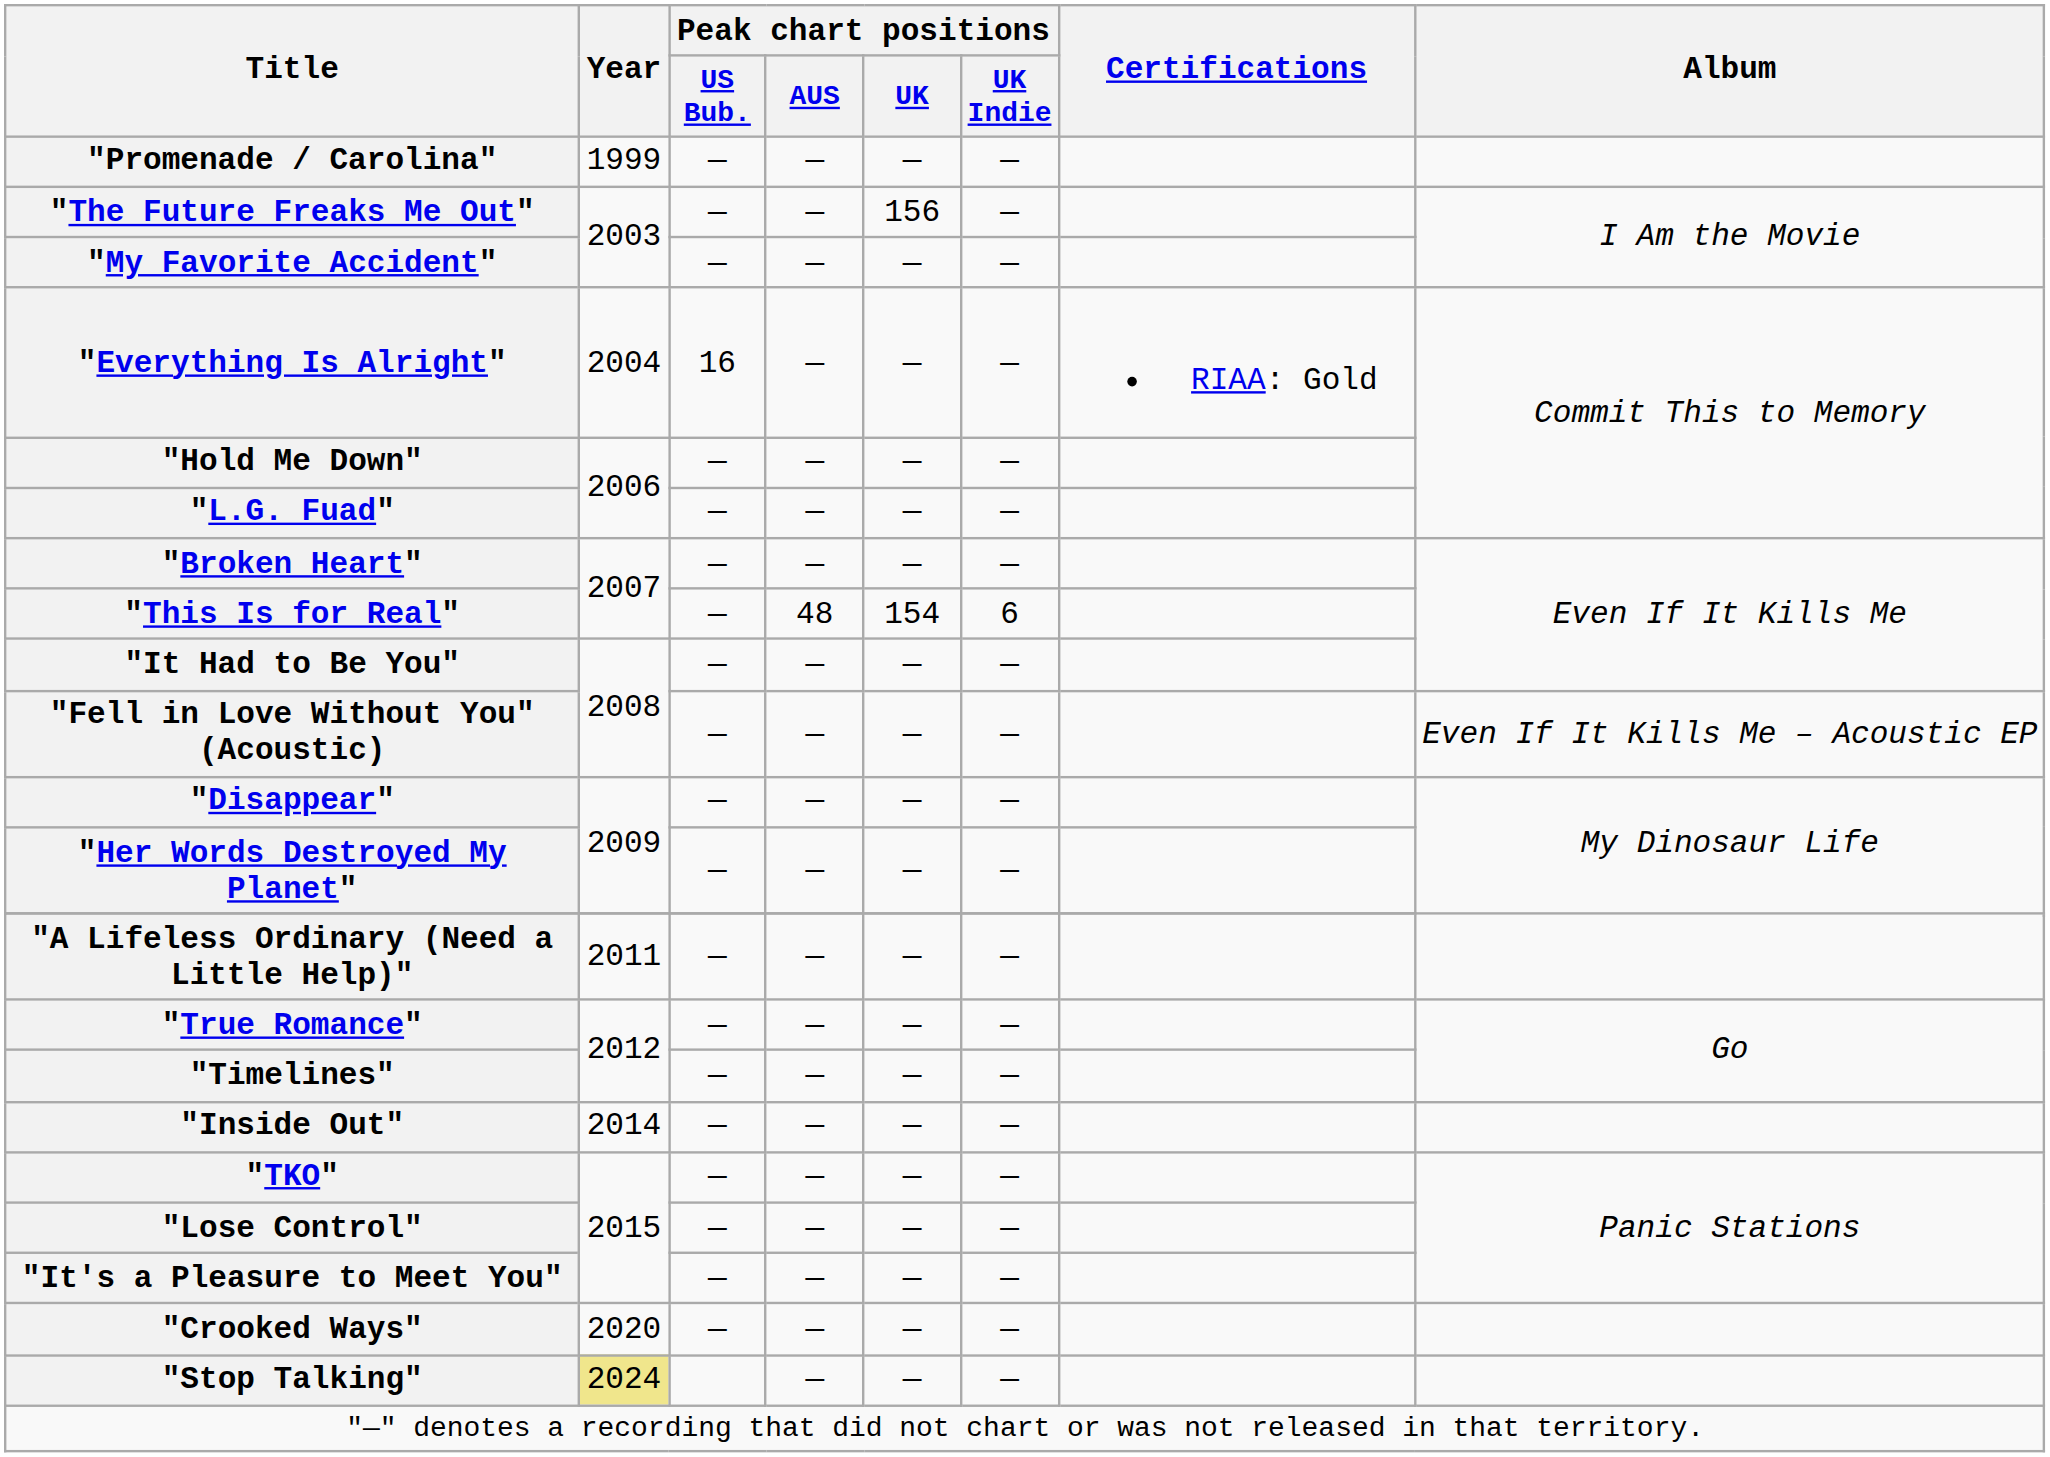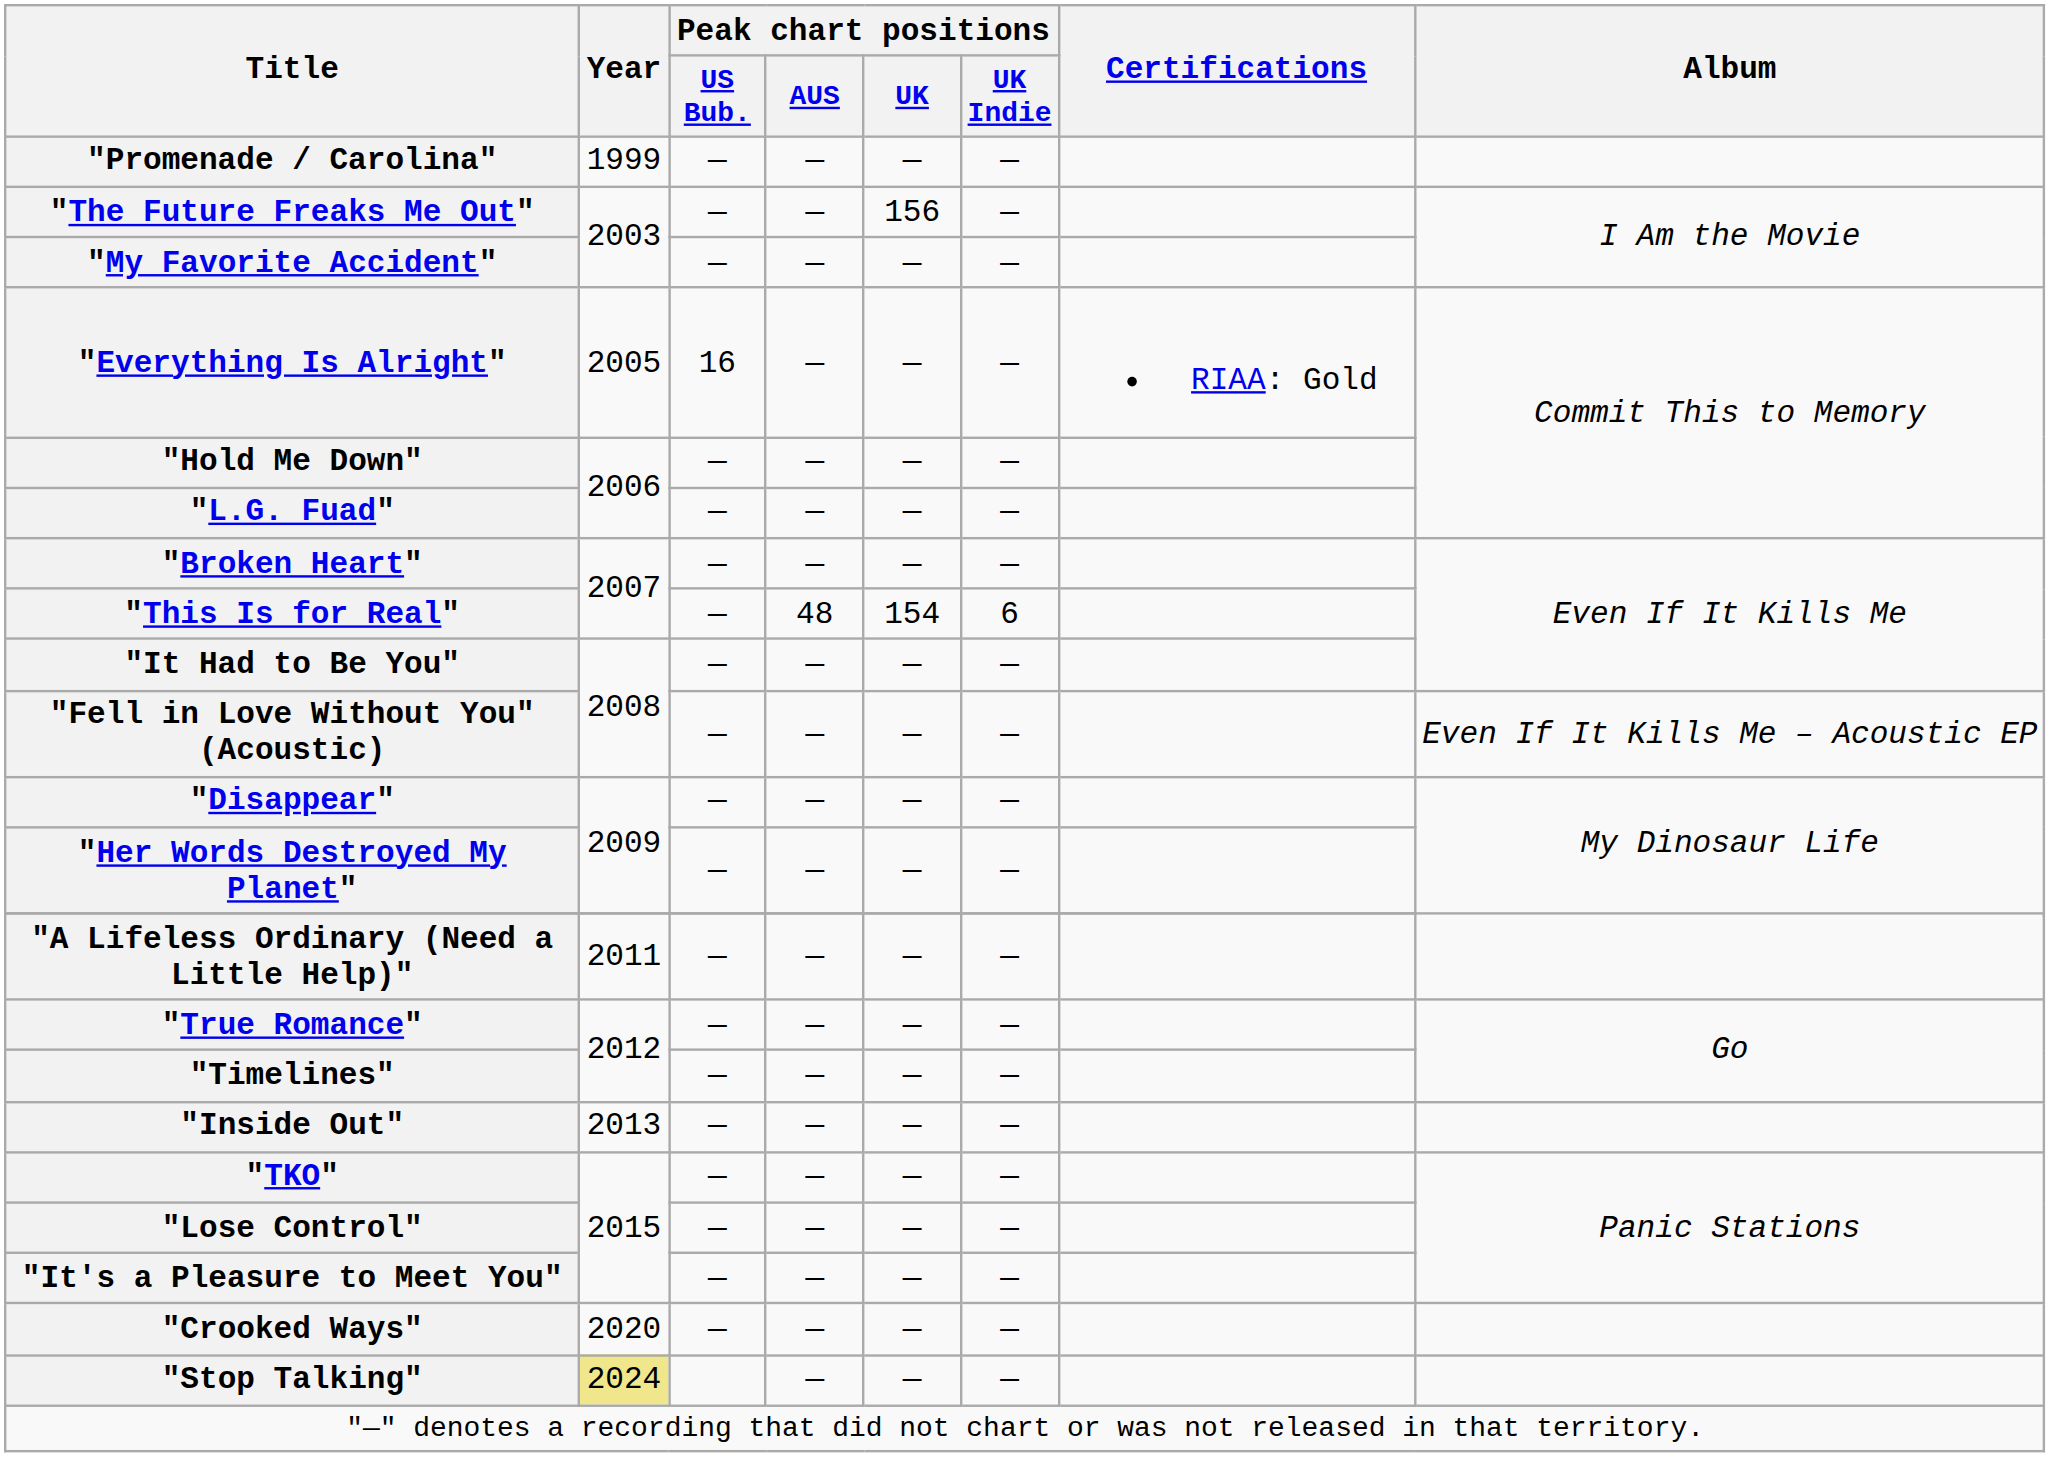(624, 363) 2004 -> (624, 363) 2005
(624, 1127) 2014 -> (624, 1127) 2013
